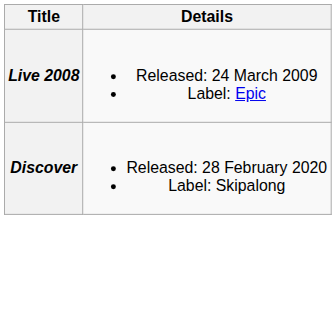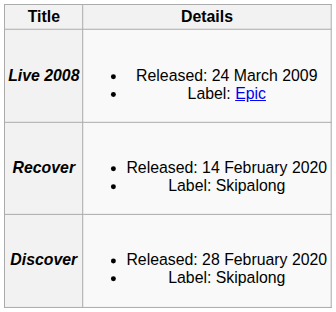+ row: (44, 168)
